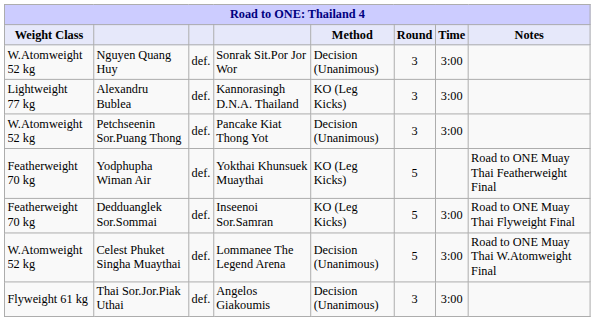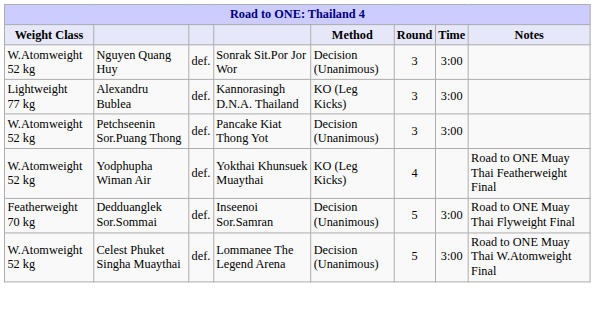(43, 173) Featherweight 70 kg -> (45, 173) W.Atomweight 52 kg
(415, 173) 5 -> (415, 173) 4
(336, 215) KO (Leg Kicks) -> (346, 215) Decision (Unanimous)
- row: (139, 298)
